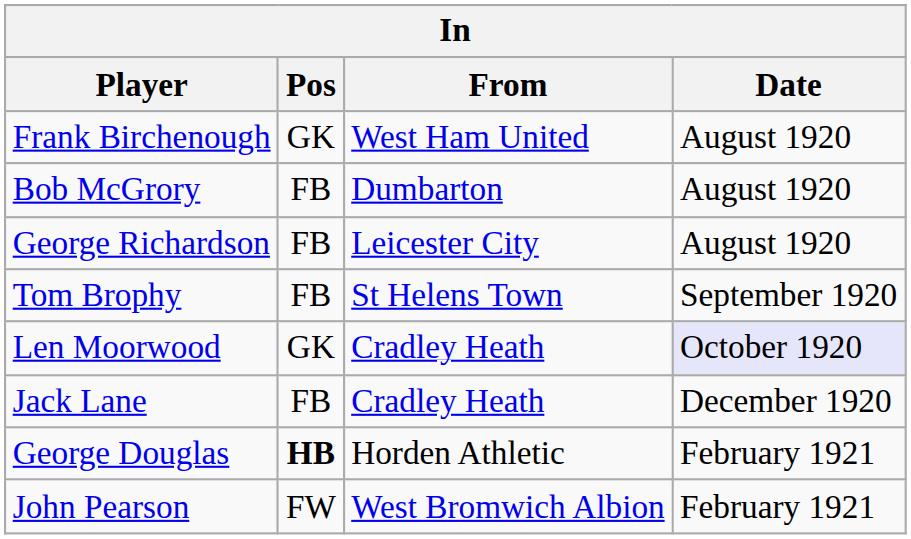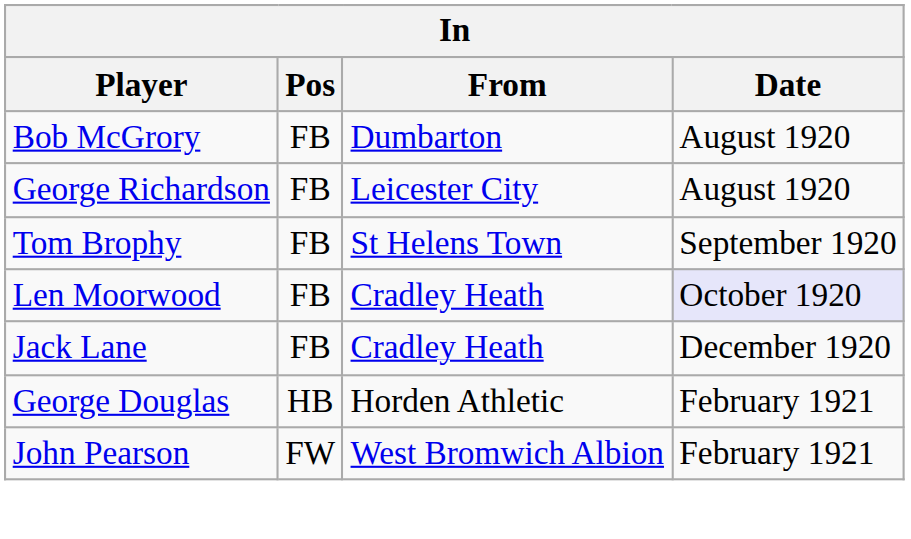- row: (142, 136)
(311, 347) GK -> (310, 294) FB
(311, 453) bold -> (310, 400) normal
